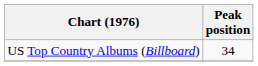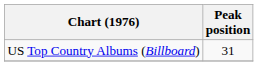(228, 50) 34 -> (228, 50) 31
